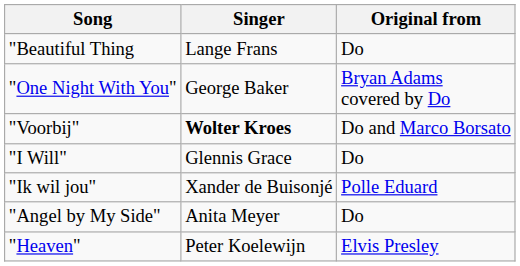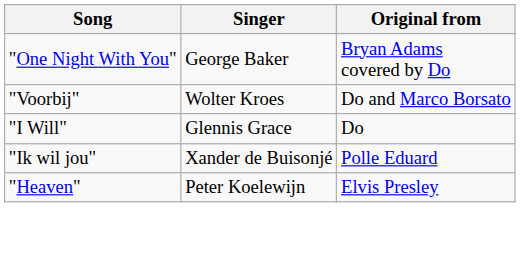- row: (71, 48)
(238, 128) bold -> (235, 98) normal
- row: (85, 216)
